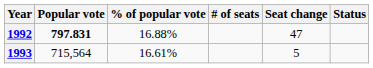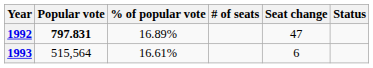(158, 33) 16.88% -> (158, 33) 16.89%
(71, 53) 715,564 -> (71, 53) 515,564
(296, 53) 5 -> (296, 53) 6
